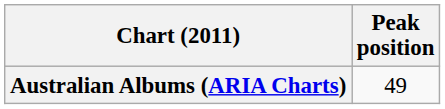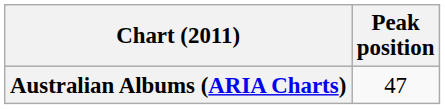(396, 84) 49 -> (396, 84) 47
